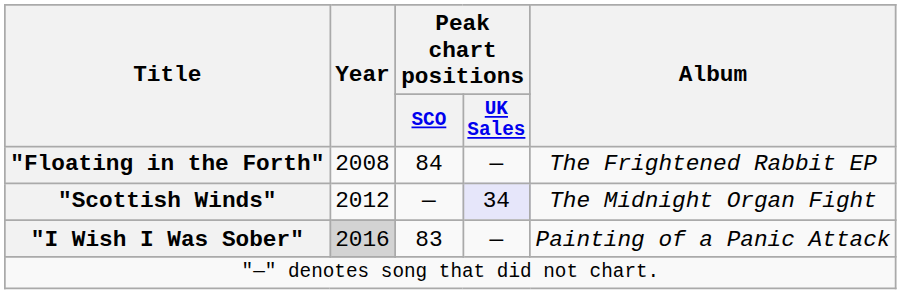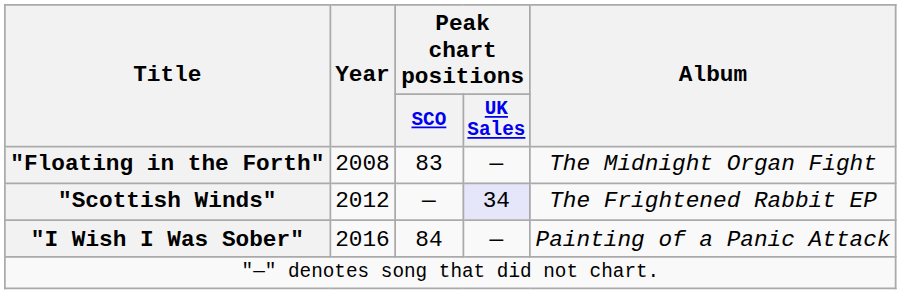(429, 164) 84 -> (429, 164) 83
(713, 164) The Frightened Rabbit EP -> (713, 164) The Midnight Organ Fight
(713, 202) The Midnight Organ Fight -> (713, 202) The Frightened Rabbit EP
(362, 239) lightgrey background -> (362, 239) no background
(429, 239) 83 -> (429, 239) 84
